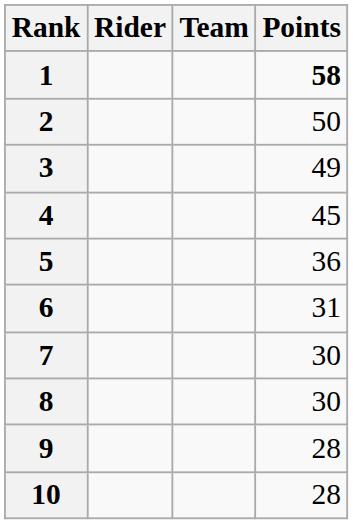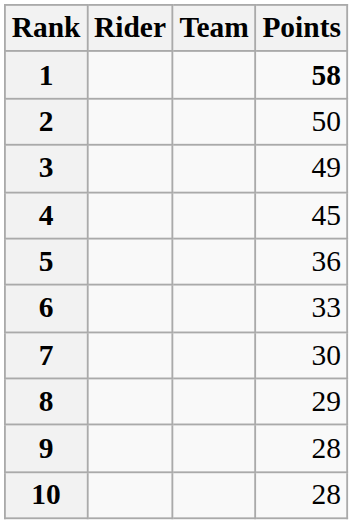(326, 307) 31 -> (326, 307) 33
(326, 401) 30 -> (326, 401) 29
